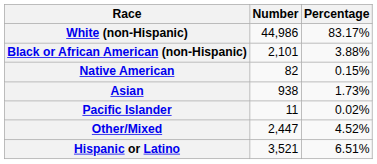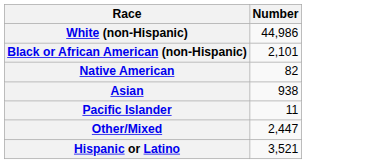- column: (337, 14)
